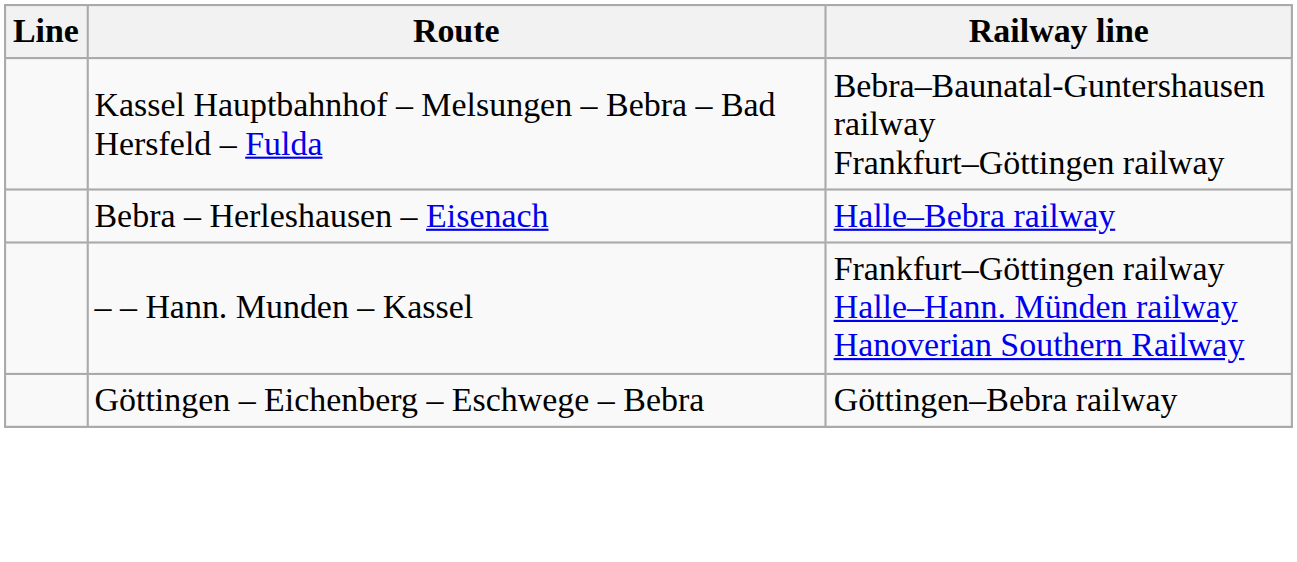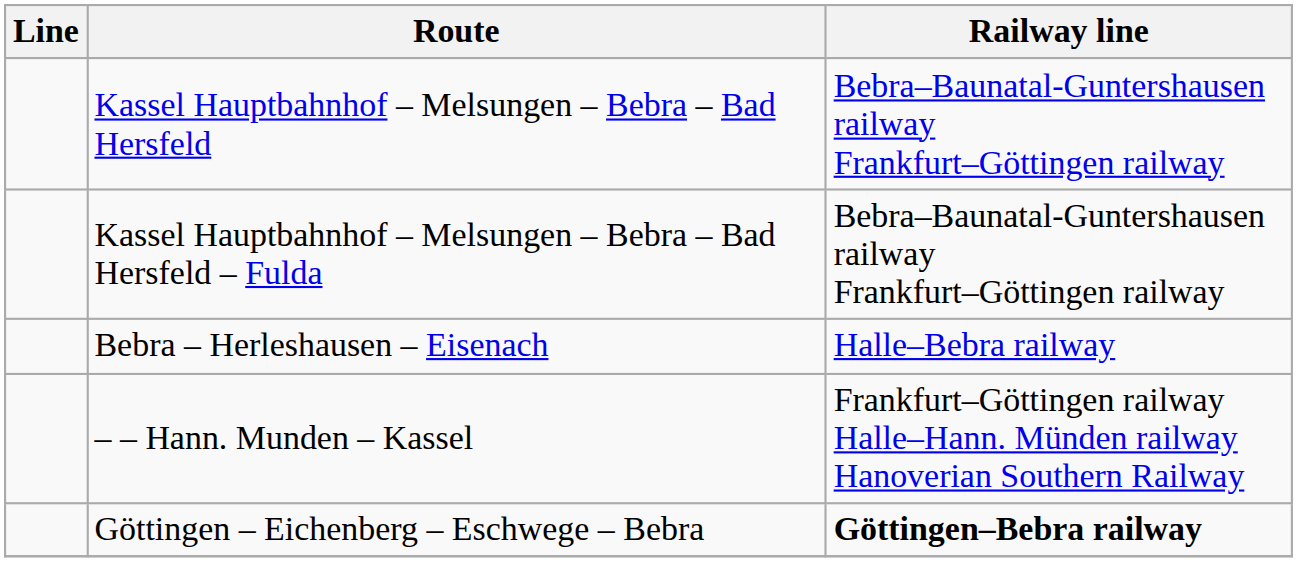+ row: (435, 123)
(1006, 399) normal -> (1018, 529) bold
